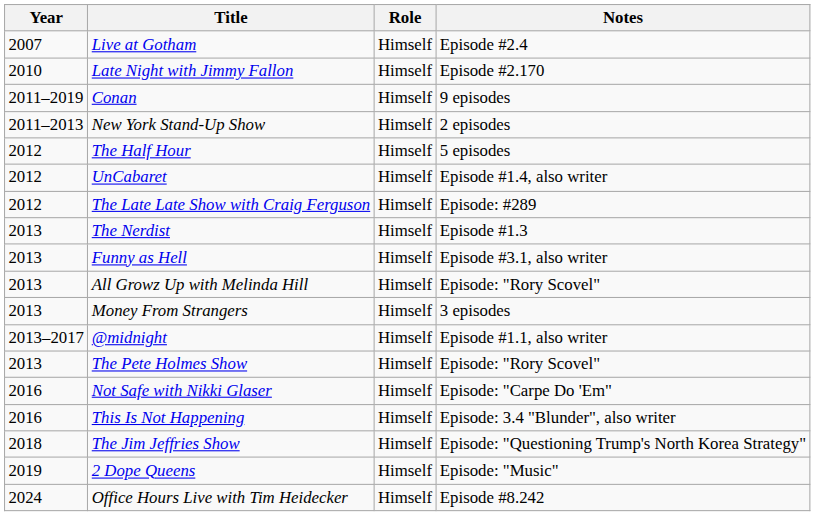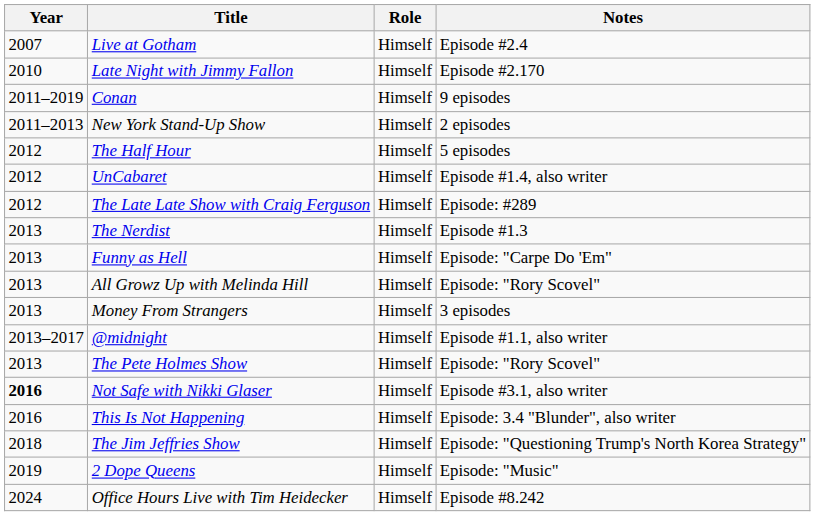(524, 257) Episode #3.1, also writer -> (526, 257) Episode: "Carpe Do 'Em"
(25, 390) normal -> (25, 390) bold
(526, 390) Episode: "Carpe Do 'Em" -> (524, 390) Episode #3.1, also writer
